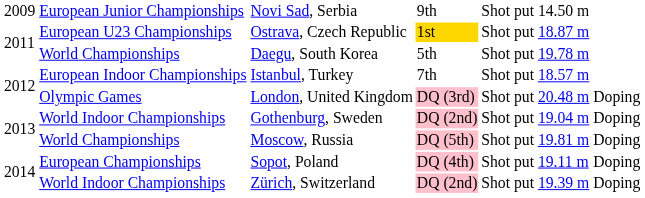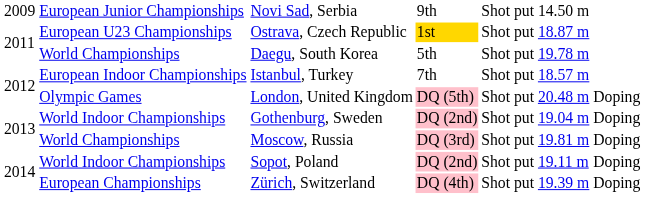(446, 97) DQ (3rd) -> (445, 97) DQ (5th)
(445, 140) DQ (5th) -> (446, 140) DQ (3rd)
(120, 161) European Championships -> (132, 161) World Indoor Championships
(445, 161) DQ (4th) -> (447, 161) DQ (2nd)
(132, 183) World Indoor Championships -> (120, 183) European Championships
(447, 183) DQ (2nd) -> (445, 183) DQ (4th)
